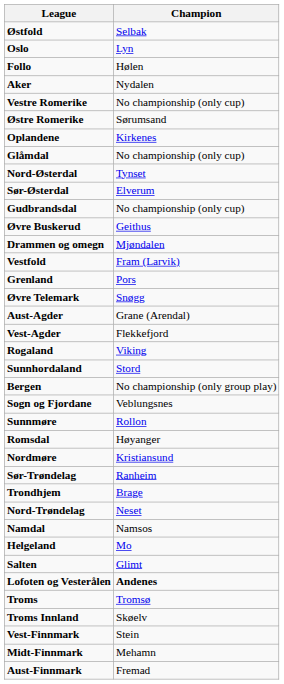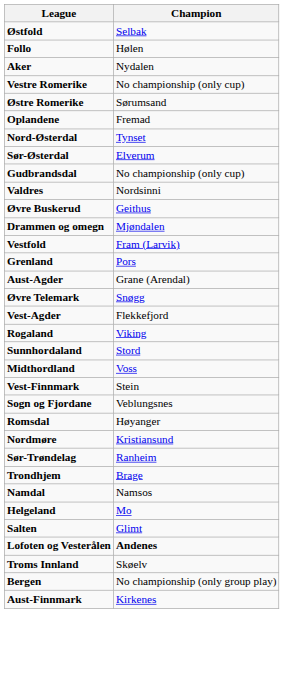- row: (18, 48)
(136, 137) Kirkenes -> (133, 119) Fremad
- row: (28, 155)
+ row: (25, 191)
rows swapped: (43, 297) <-> (35, 315)
+ row: (41, 368)
rows swapped: (24, 386) <-> (43, 635)
- row: (32, 421)
- row: (46, 510)
- row: (22, 599)
- row: (45, 652)
(133, 670) Fremad -> (136, 599) Kirkenes
